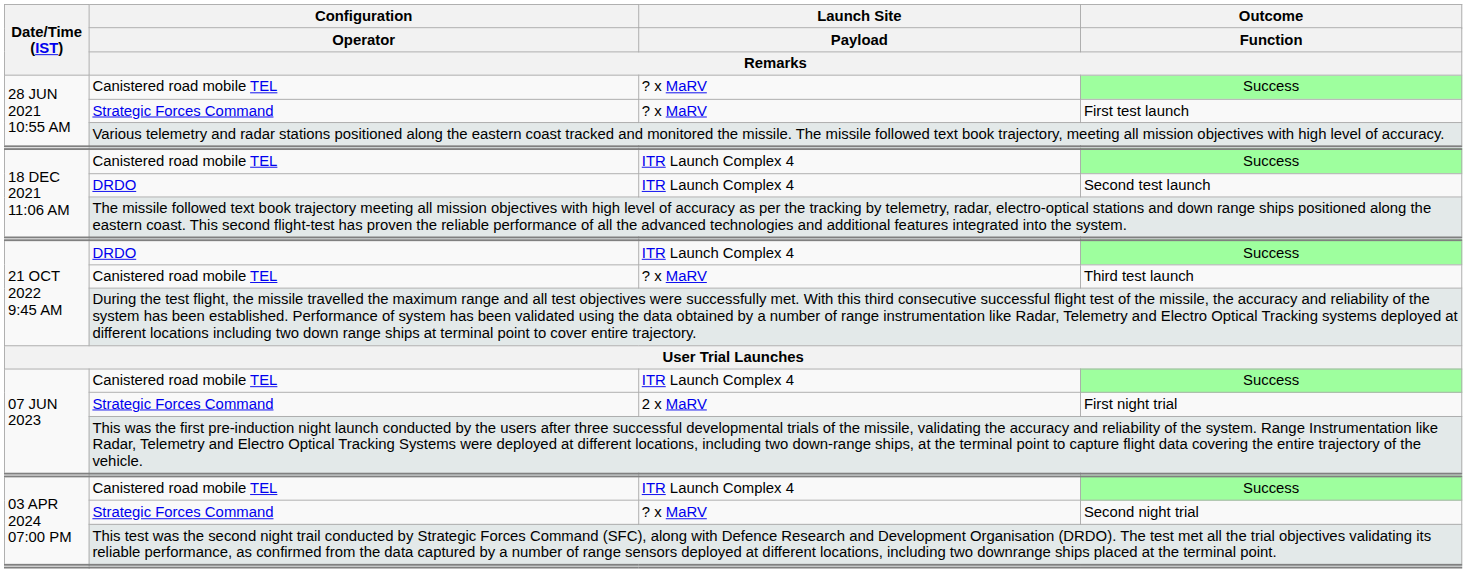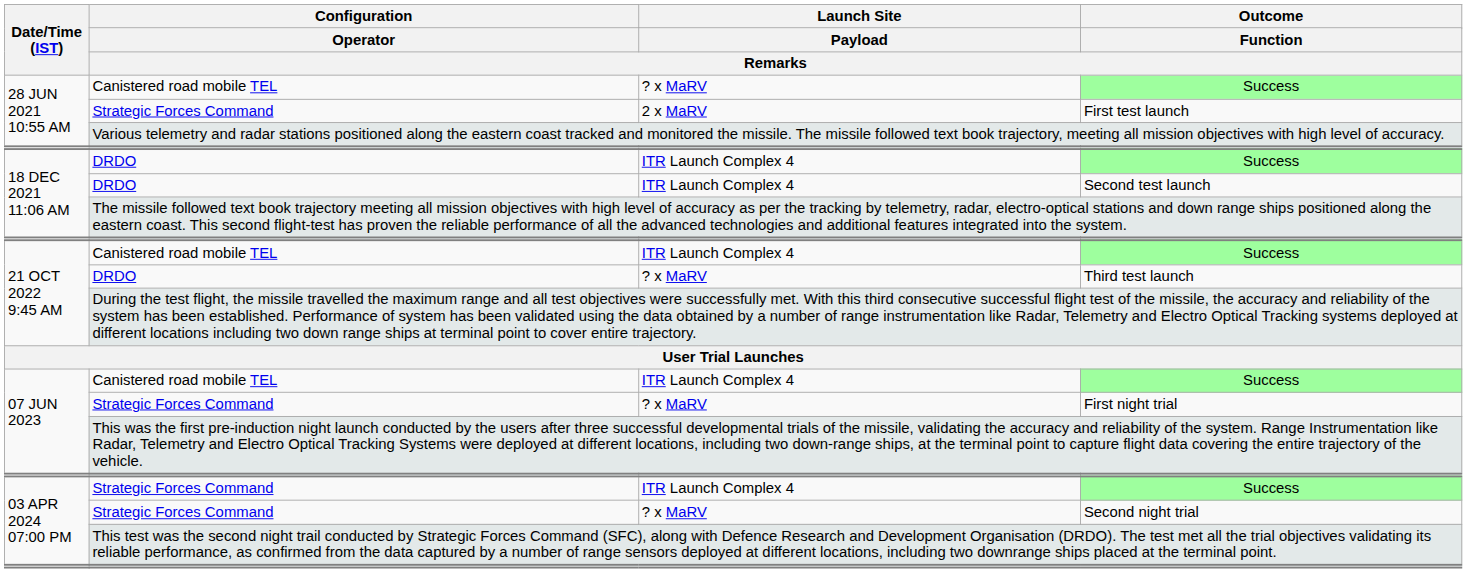(674, 110) ? x MaRV -> (674, 110) 2 x MaRV
(185, 161) Canistered road mobile TEL -> (114, 161) DRDO
(114, 252) DRDO -> (185, 252) Canistered road mobile TEL
(185, 276) Canistered road mobile TEL -> (114, 276) DRDO
(674, 404) 2 x MaRV -> (674, 404) ? x MaRV
(185, 488) Canistered road mobile TEL -> (183, 488) Strategic Forces Command
